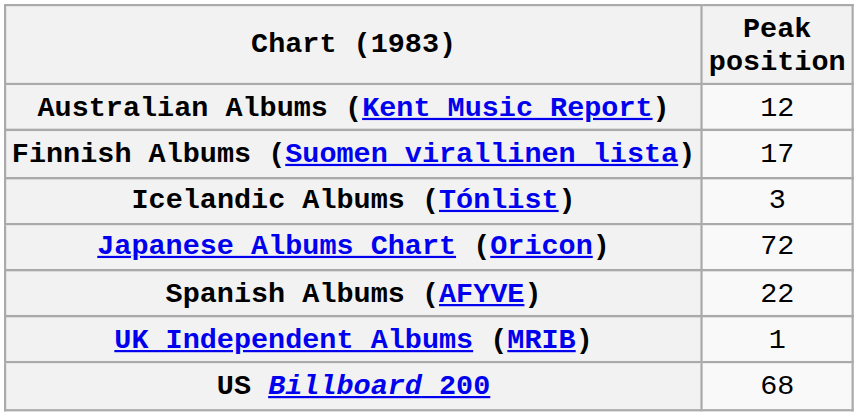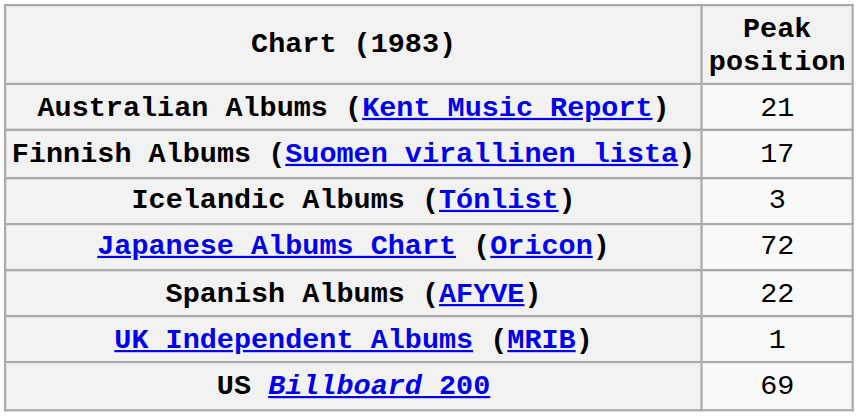(777, 108) 12 -> (777, 108) 21
(777, 386) 68 -> (777, 386) 69
